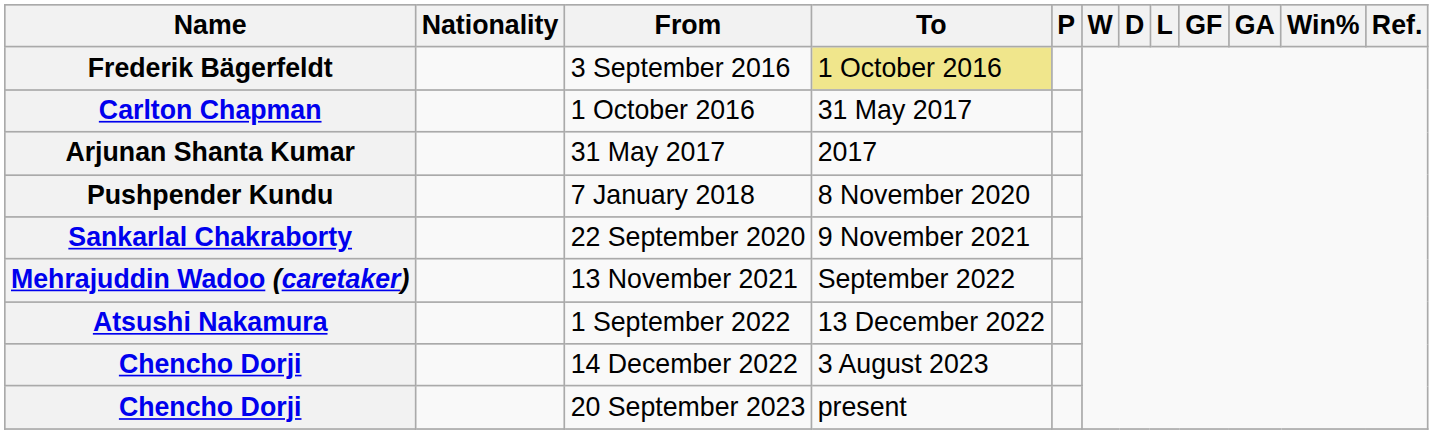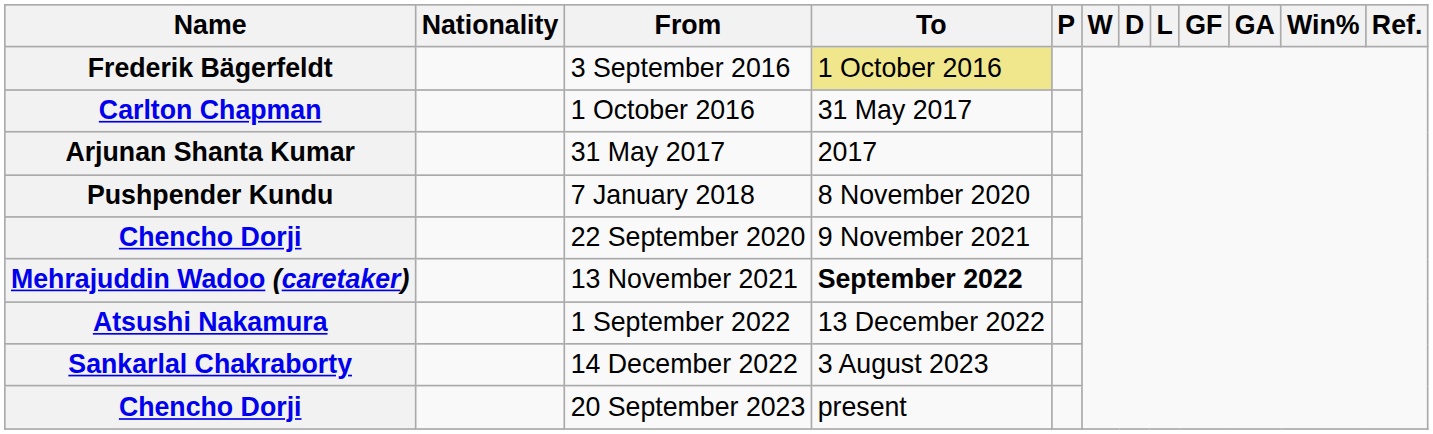(210, 237) Sankarlal Chakraborty -> (210, 237) Chencho Dorji
(916, 279) normal -> (920, 279) bold
(210, 364) Chencho Dorji -> (210, 364) Sankarlal Chakraborty
